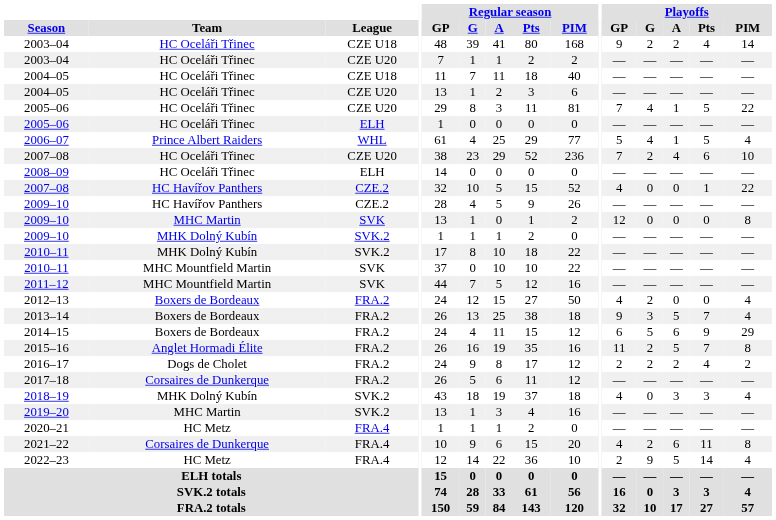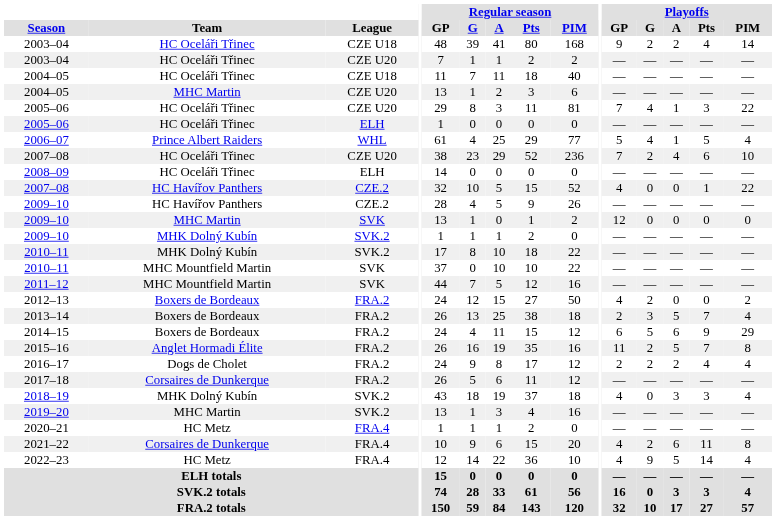(207, 92) HC Oceláři Třinec -> (207, 92) MHC Martin
(706, 108) 5 -> (706, 108) 3
(748, 220) 8 -> (748, 220) 0
(748, 300) 4 -> (748, 300) 2
(619, 316) 9 -> (619, 316) 2
(748, 364) 2 -> (748, 364) 4
(619, 460) 2 -> (619, 460) 4
